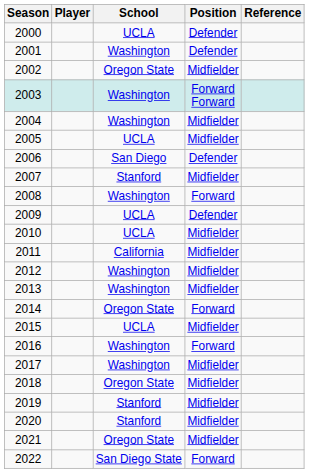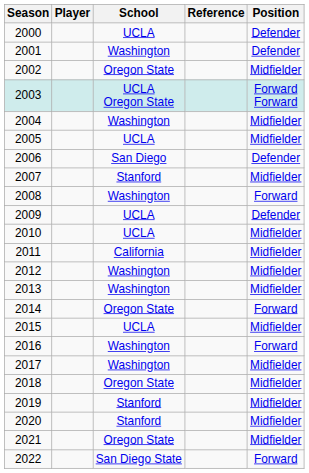columns swapped: (213, 13) <-> (273, 13)
(139, 95) Washington -> (139, 95) UCLA Oregon State
